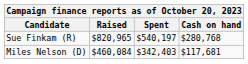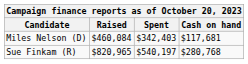rows swapped: (41, 38) <-> (46, 52)
